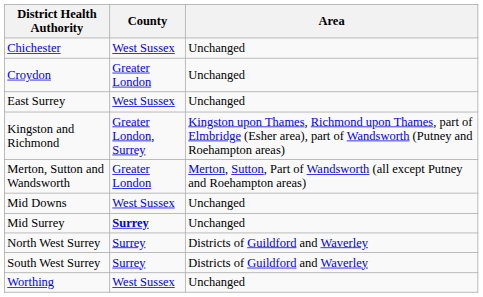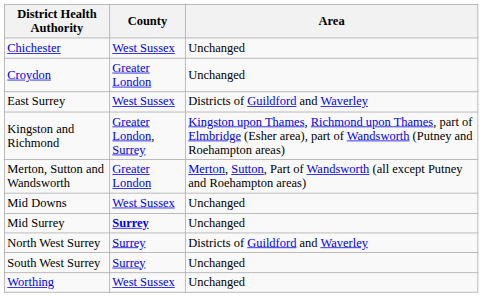(217, 101) Unchanged -> (278, 101) Districts of Guildford and Waverley
(278, 262) Districts of Guildford and Waverley -> (217, 262) Unchanged
